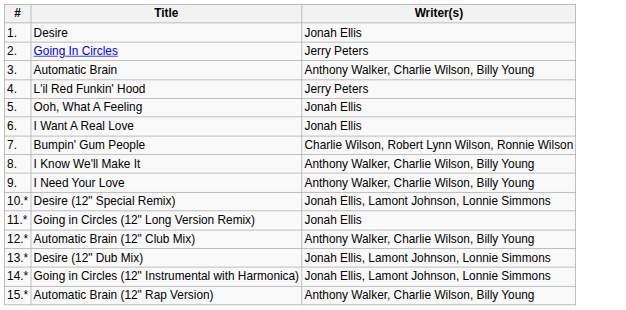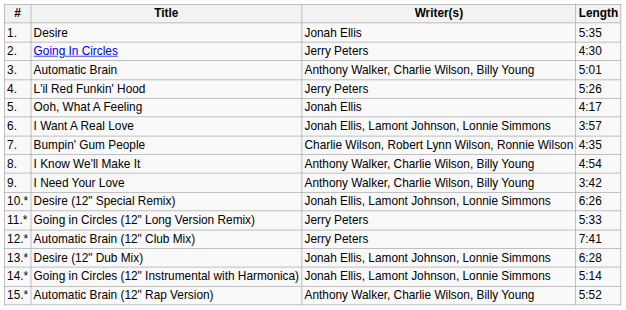+ column: (598, 13)
(333, 126) Jonah Ellis -> (428, 126) Jonah Ellis, Lamont Johnson, Lonnie Simmons
(333, 220) Jonah Ellis -> (336, 220) Jerry Peters
(419, 239) Anthony Walker, Charlie Wilson, Billy Young -> (336, 239) Jerry Peters
